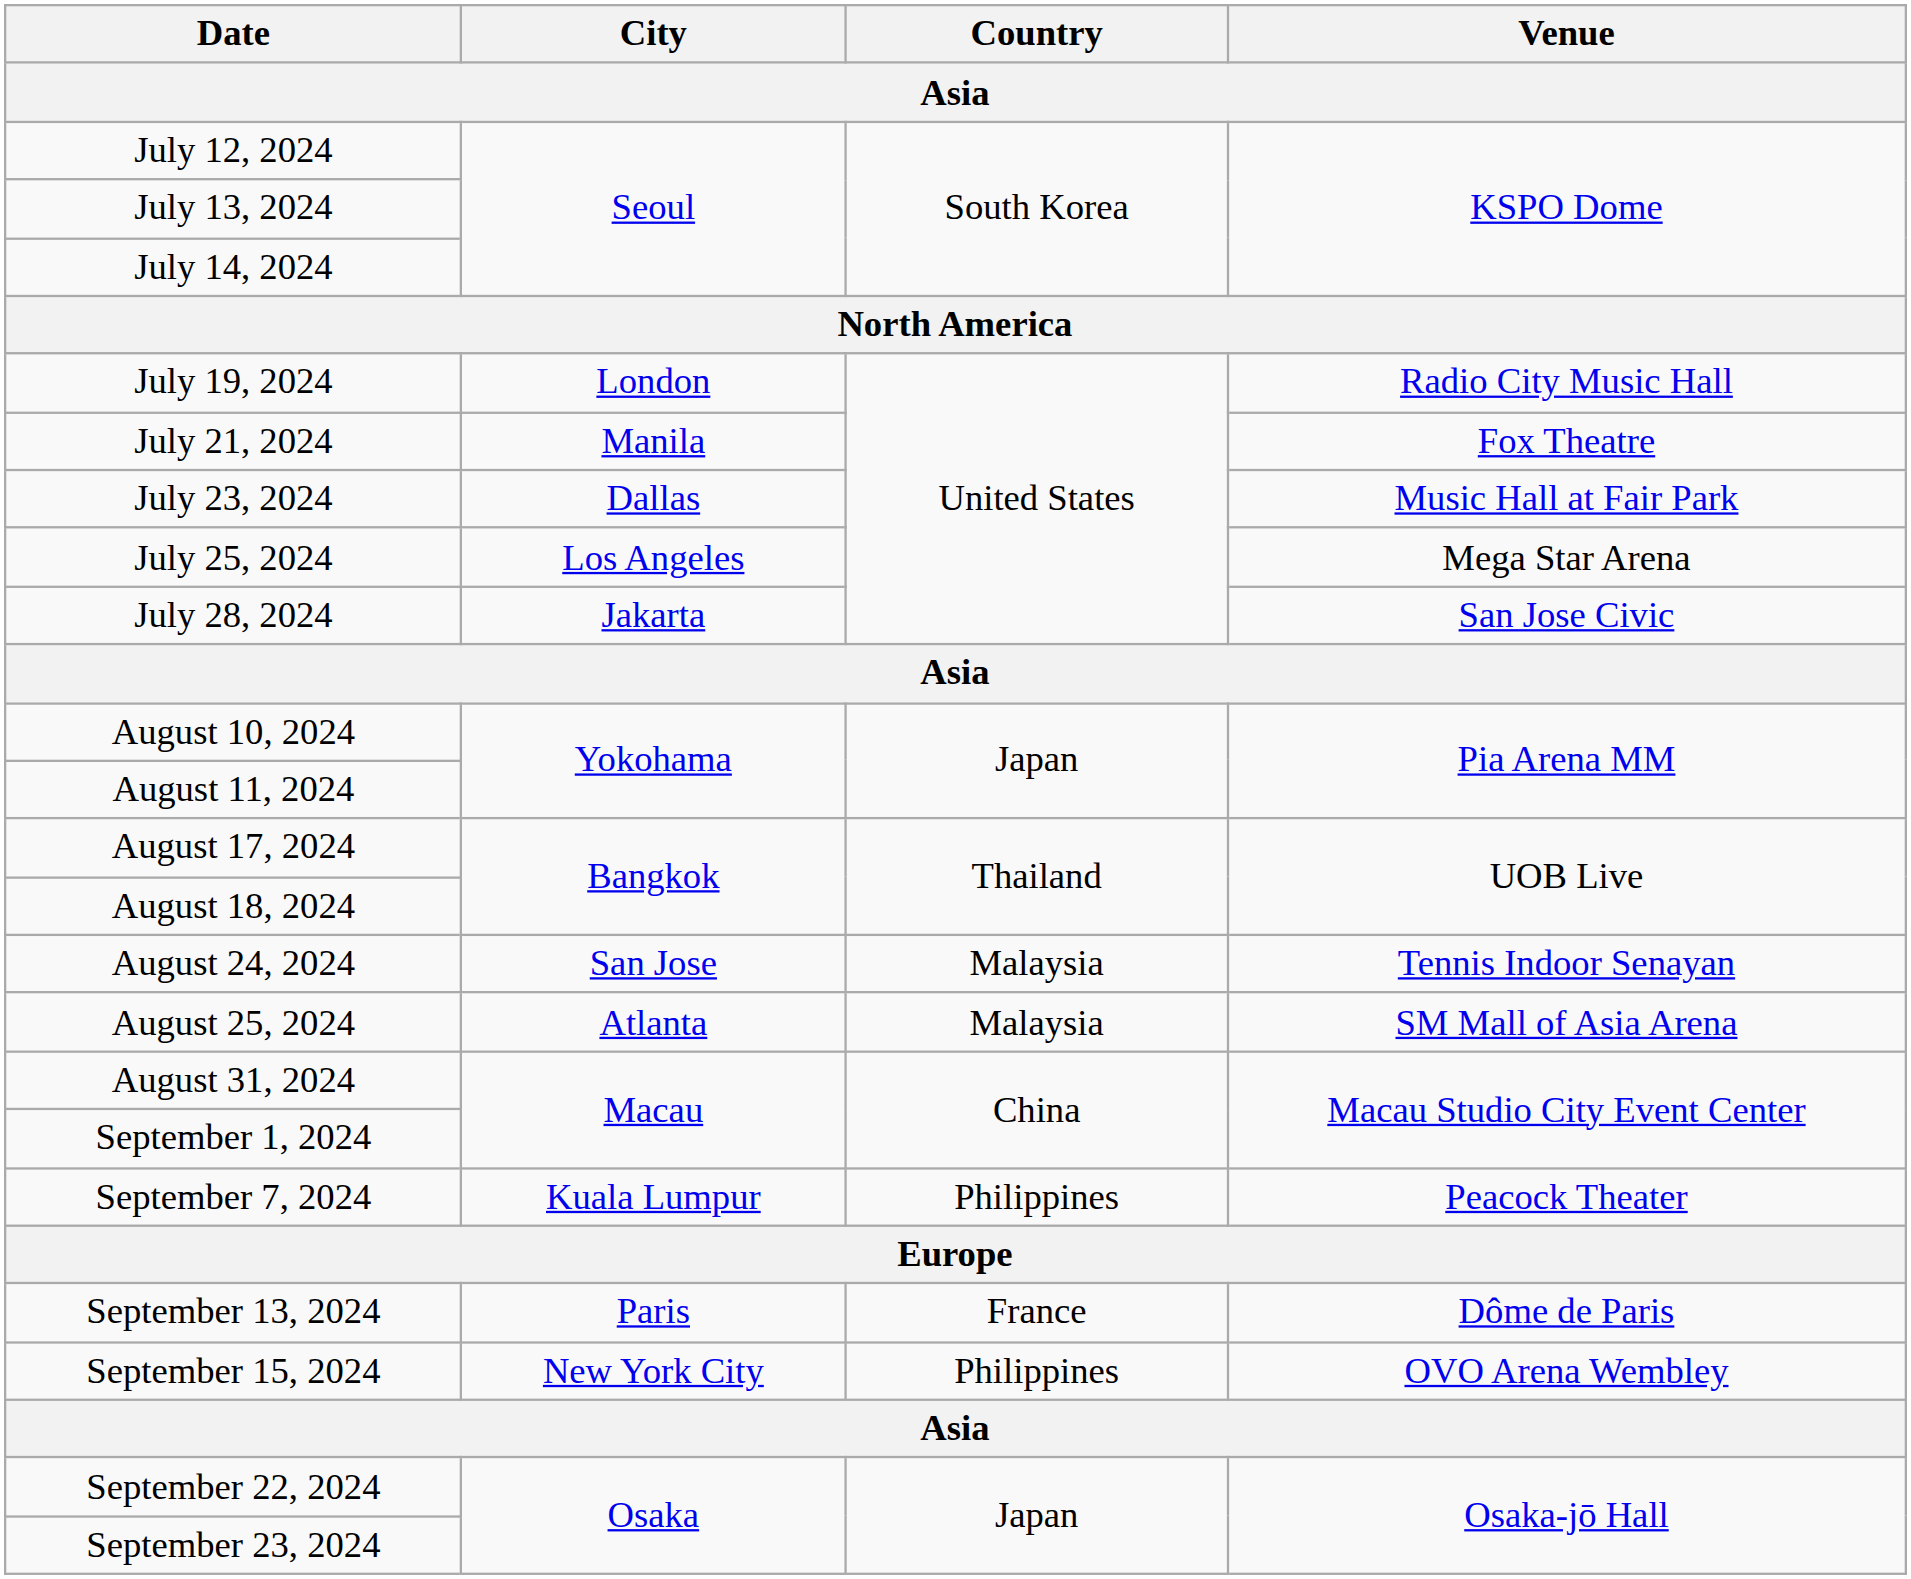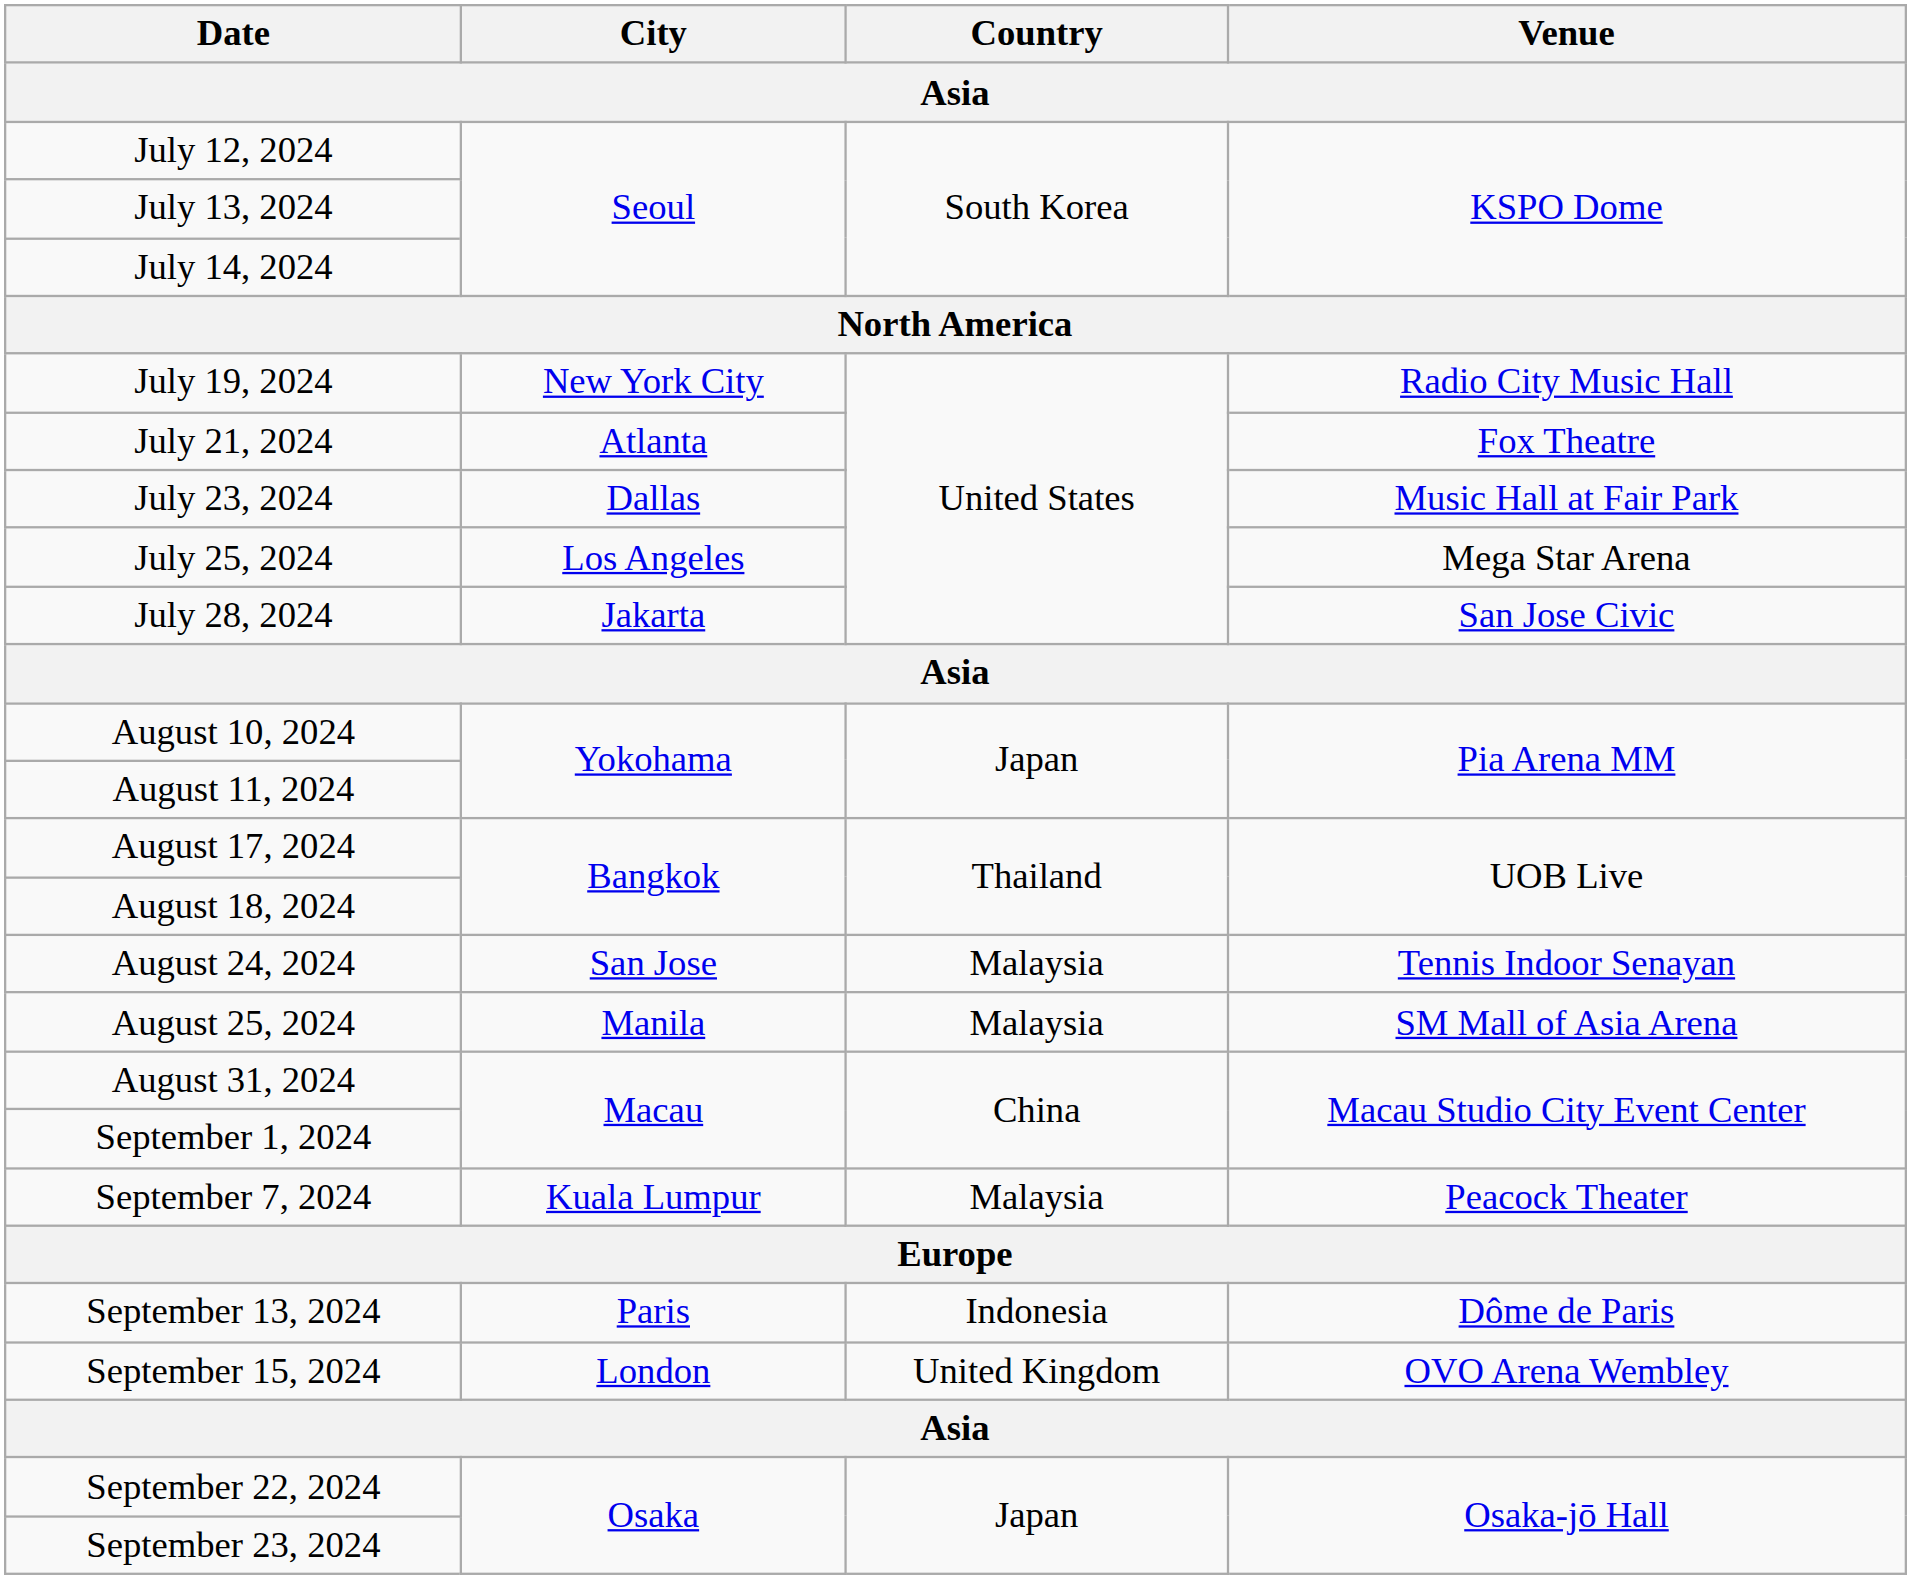(653, 382) London -> (653, 382) New York City
(653, 440) Manila -> (653, 440) Atlanta
(653, 1021) Atlanta -> (653, 1021) Manila
(1037, 1195) Philippines -> (1037, 1195) Malaysia
(1037, 1311) France -> (1037, 1311) Indonesia
(653, 1370) New York City -> (653, 1370) London
(1037, 1370) Philippines -> (1037, 1370) United Kingdom
